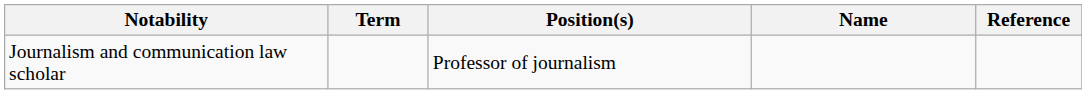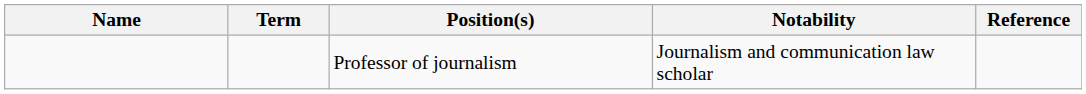columns swapped: (863, 19) <-> (166, 19)
